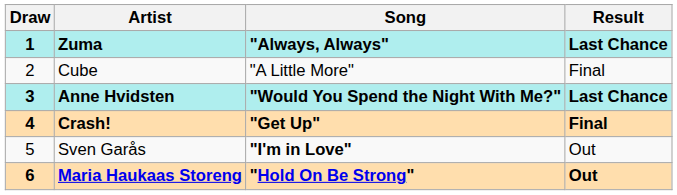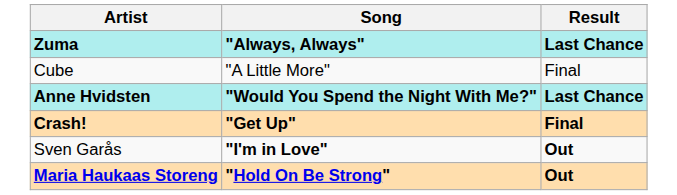- column: (30, 17)
(582, 149) normal -> (559, 149) bold
